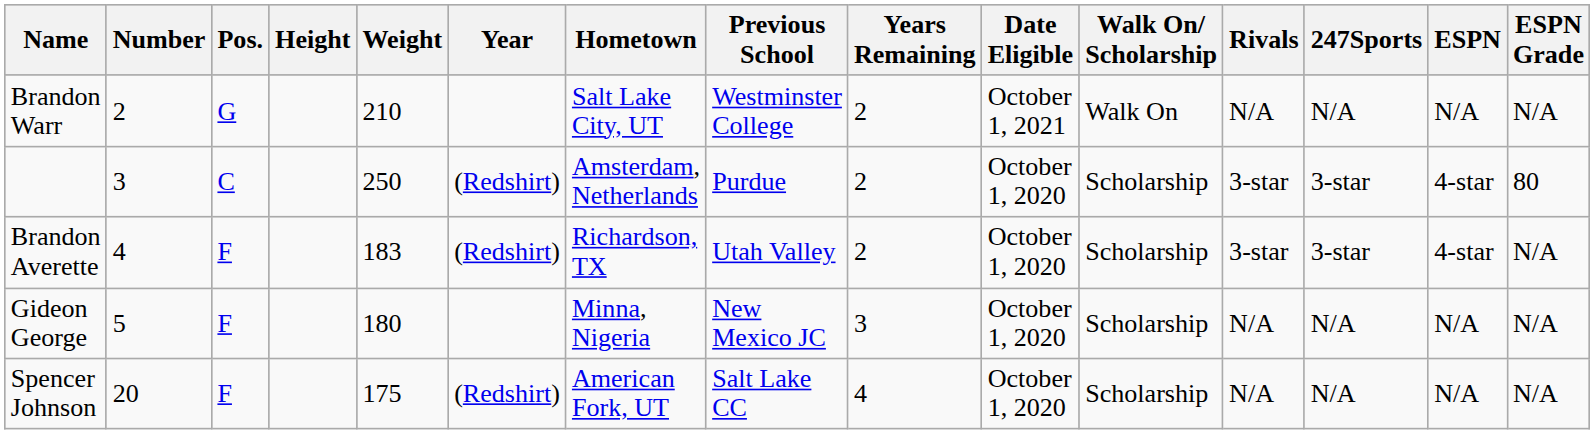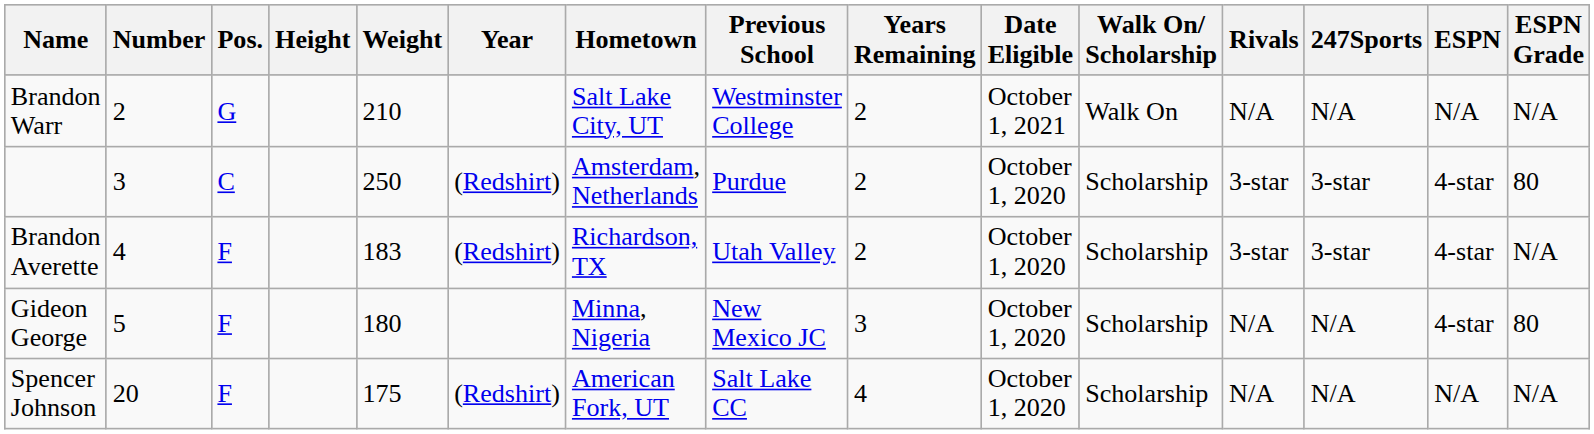(1457, 322) N/A -> (1464, 322) 4-star
(1535, 322) N/A -> (1526, 322) 80
